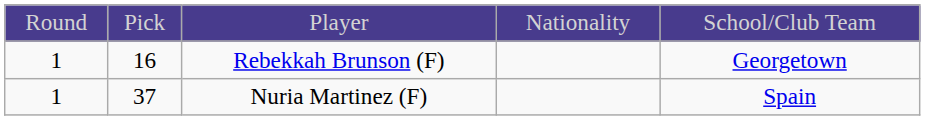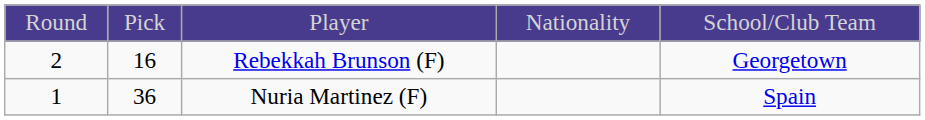(56, 59) 1 -> (56, 59) 2
(145, 96) 37 -> (145, 96) 36
